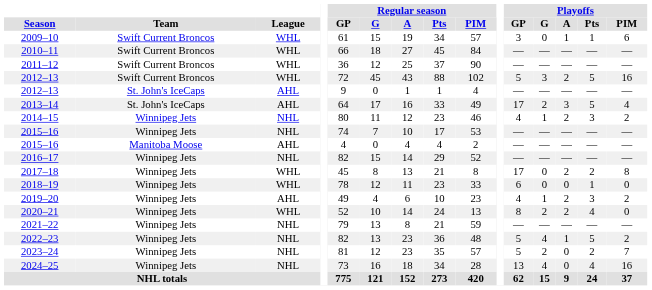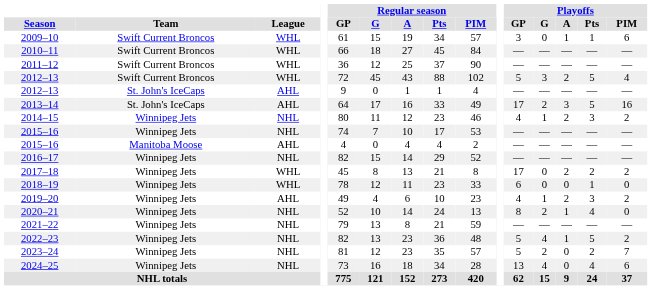(627, 77) 16 -> (627, 77) 4
(627, 104) 4 -> (627, 104) 16
(627, 171) 8 -> (627, 171) 2
(288, 211) WHL -> (288, 211) NHL
(567, 211) 2 -> (567, 211) 1
(627, 265) 16 -> (627, 265) 6
